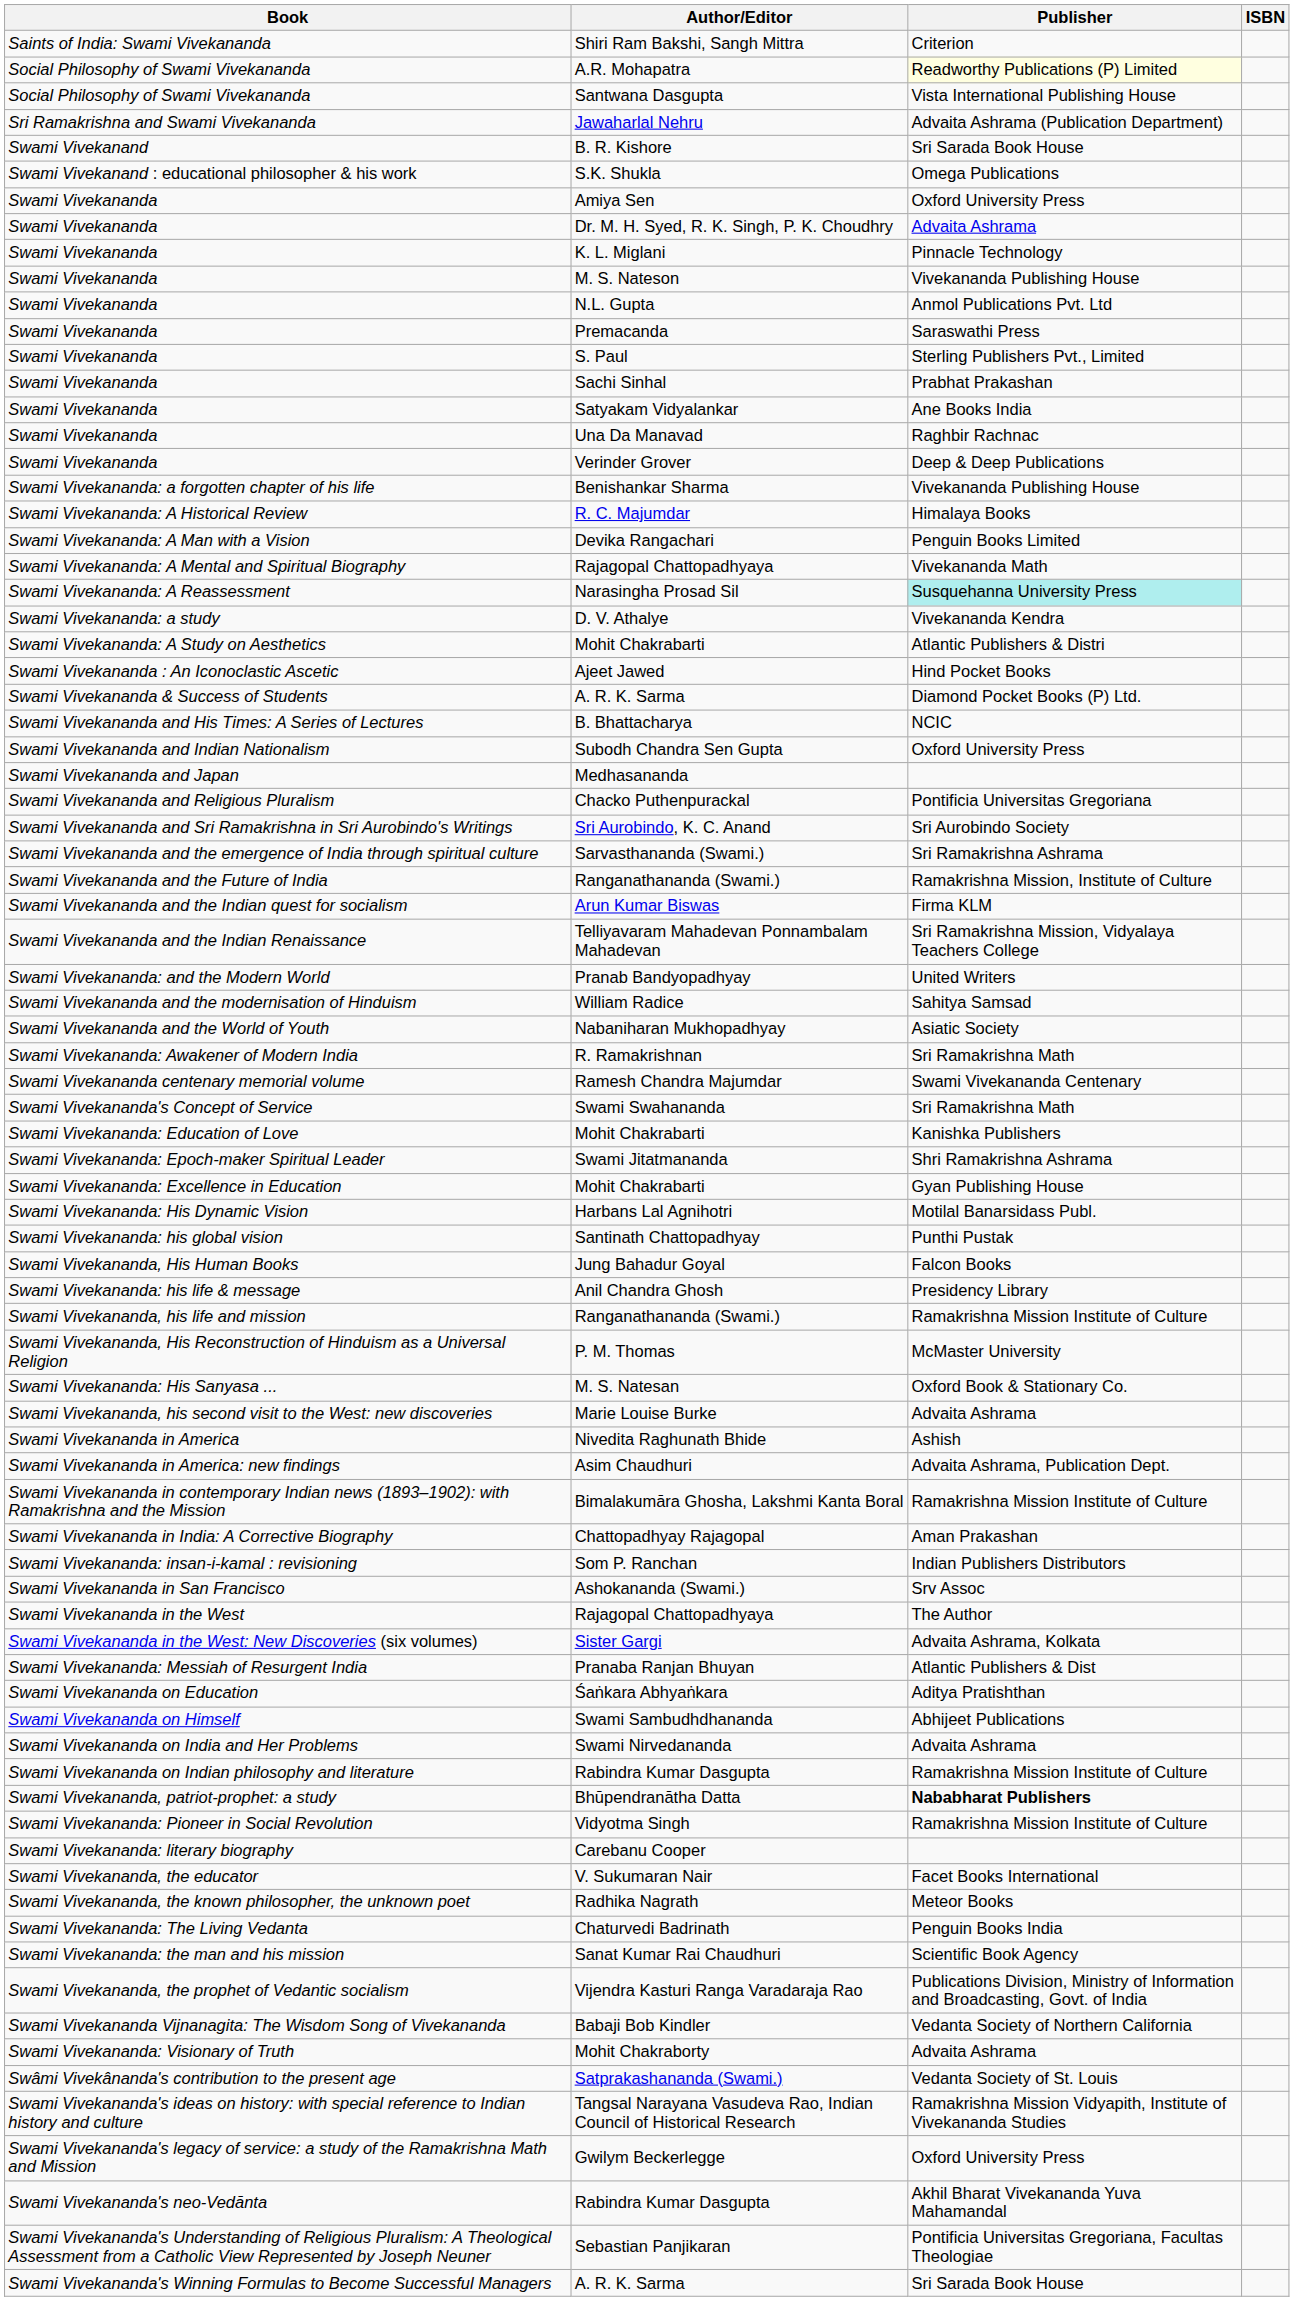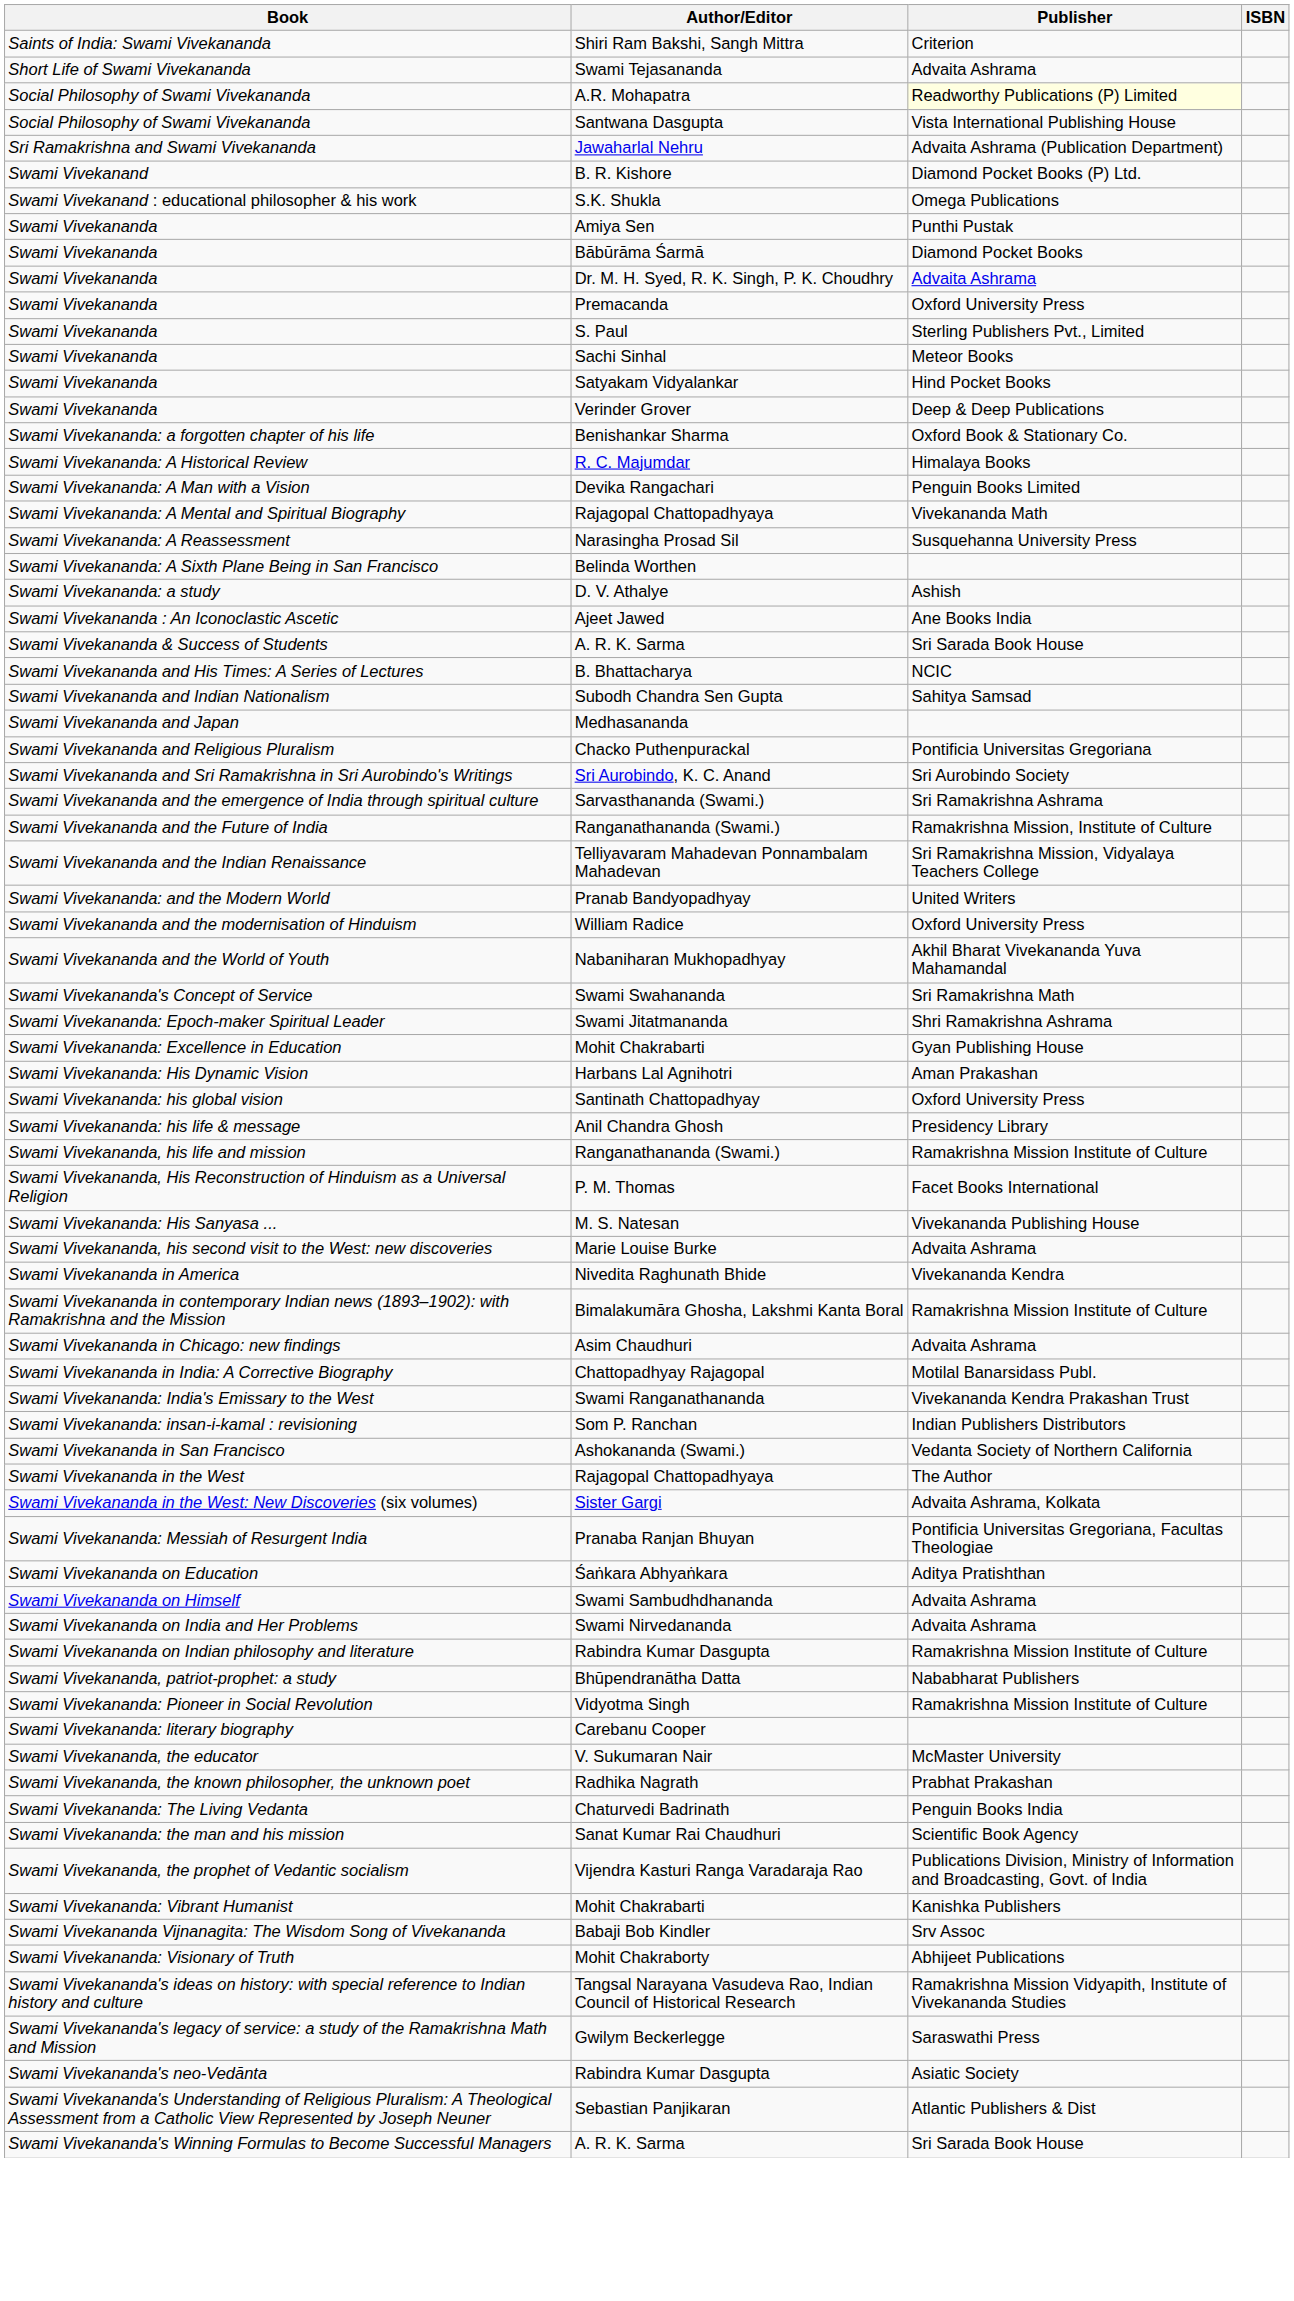+ row: (130, 69)
(998, 148) Sri Sarada Book House -> (1026, 174) Diamond Pocket Books (P) Ltd.
(998, 200) Oxford University Press -> (962, 226) Punthi Pustak
+ row: (83, 252)
- row: (83, 252)
- row: (83, 278)
- row: (83, 305)
(976, 331) Saraswathi Press -> (998, 305) Oxford University Press
(982, 383) Prabhat Prakashan -> (962, 357) Meteor Books
(972, 409) Ane Books India -> (981, 383) Hind Pocket Books
- row: (83, 435)
(1025, 488) Vivekananda Publishing House -> (1020, 435) Oxford Book & Stationary Co.
(1024, 592) paleturquoise background -> (1024, 540) no background
+ row: (223, 566)
(988, 618) Vivekananda Kendra -> (936, 592) Ashish
- row: (167, 644)
(981, 670) Hind Pocket Books -> (972, 618) Ane Books India
(1026, 697) Diamond Pocket Books (P) Ltd. -> (998, 644) Sri Sarada Book House
(998, 749) Oxford University Press -> (972, 697) Sahitya Samsad
- row: (208, 906)
(972, 1003) Sahitya Samsad -> (998, 924) Oxford University Press
(965, 1029) Asiatic Society -> (1026, 960) Akhil Bharat Vivekananda Yuva Mahamandal
- row: (183, 1055)
- row: (186, 1081)
- row: (153, 1133)
(1004, 1212) Motilal Banarsidass Publ. -> (975, 1073) Aman Prakashan
(962, 1238) Punthi Pustak -> (998, 1100) Oxford University Press
- row: (153, 1264)
(986, 1352) McMaster University -> (1005, 1187) Facet Books International
(1020, 1387) Oxford Book & Stationary Co. -> (1025, 1223) Vivekananda Publishing House
(936, 1439) Ashish -> (988, 1275) Vivekananda Kendra
- row: (174, 1466)
+ row: (174, 1346)
(975, 1536) Aman Prakashan -> (1004, 1372) Motilal Banarsidass Publ.
+ row: (191, 1398)
(948, 1589) Srv Assoc -> (1052, 1450) Vedanta Society of Northern California
(1004, 1667) Atlantic Publishers & Dist -> (1067, 1538) Pontificia Universitas Gregoriana, Facultas Theologiae
(988, 1719) Abhijeet Publications -> (974, 1600) Advaita Ashrama
(1001, 1798) bold -> (995, 1678) normal
(1005, 1876) Facet Books International -> (986, 1756) McMaster University
(962, 1902) Meteor Books -> (982, 1782) Prabhat Prakashan
+ row: (150, 1906)
(1052, 2025) Vedanta Society of Northern California -> (948, 1932) Srv Assoc
(974, 2051) Advaita Ashrama -> (988, 1958) Abhijeet Publications
- row: (202, 2078)
(998, 2158) Oxford University Press -> (976, 2038) Saraswathi Press
(1026, 2202) Akhil Bharat Vivekananda Yuva Mahamandal -> (965, 2073) Asiatic Society
(1067, 2247) Pontificia Universitas Gregoriana, Facultas Theologiae -> (1004, 2109) Atlantic Publishers & Dist
